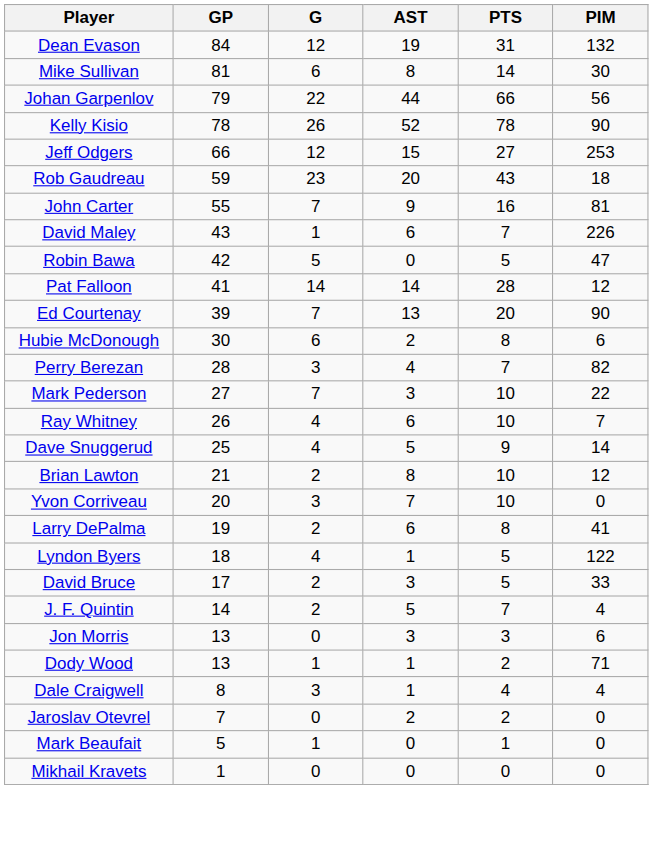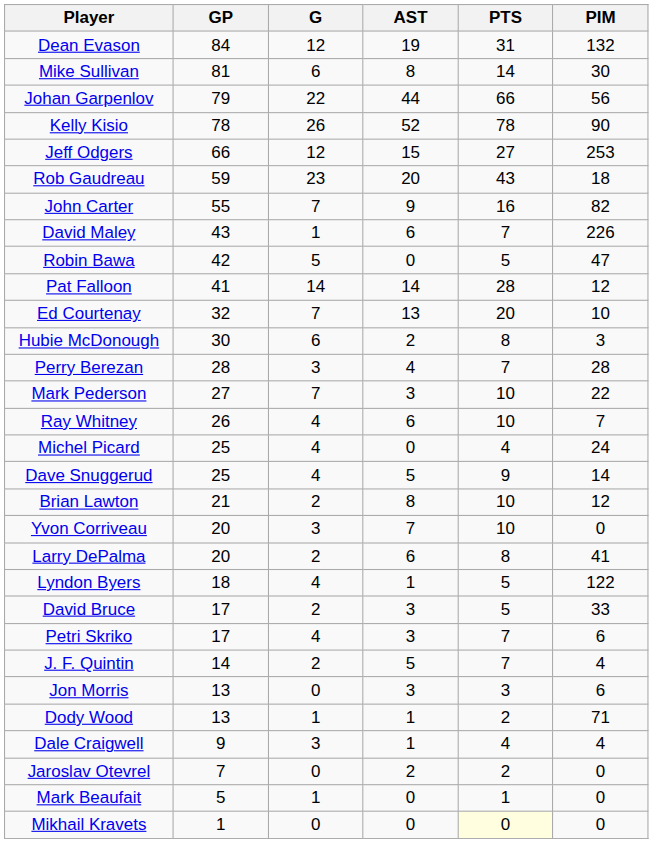(600, 206) 81 -> (600, 206) 82
(221, 313) 39 -> (221, 313) 32
(600, 313) 90 -> (600, 313) 10
(600, 340) 6 -> (600, 340) 3
(600, 367) 82 -> (600, 367) 28
+ row: (89, 448)
(221, 529) 19 -> (221, 555) 20
+ row: (89, 636)
(221, 690) 8 -> (221, 744) 9
(505, 771) no background -> (505, 824) lightyellow background
